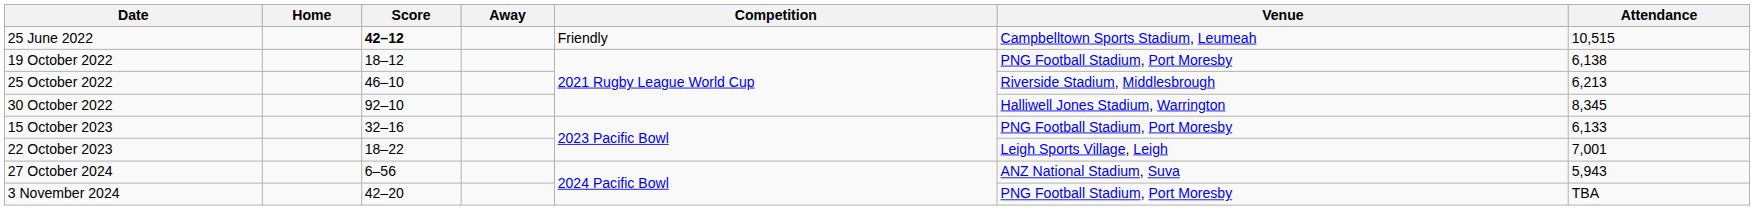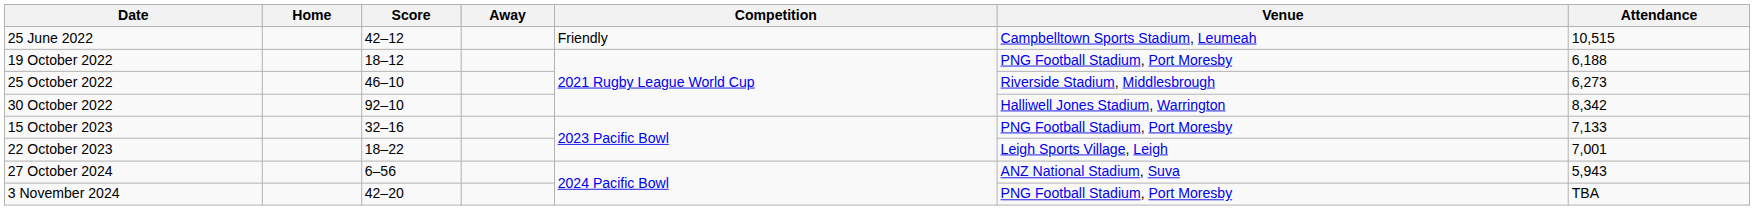(384, 37) bold -> (384, 37) normal
(1589, 60) 6,138 -> (1589, 60) 6,188
(1589, 82) 6,213 -> (1589, 82) 6,273
(1589, 104) 8,345 -> (1589, 104) 8,342
(1589, 127) 6,133 -> (1589, 127) 7,133
